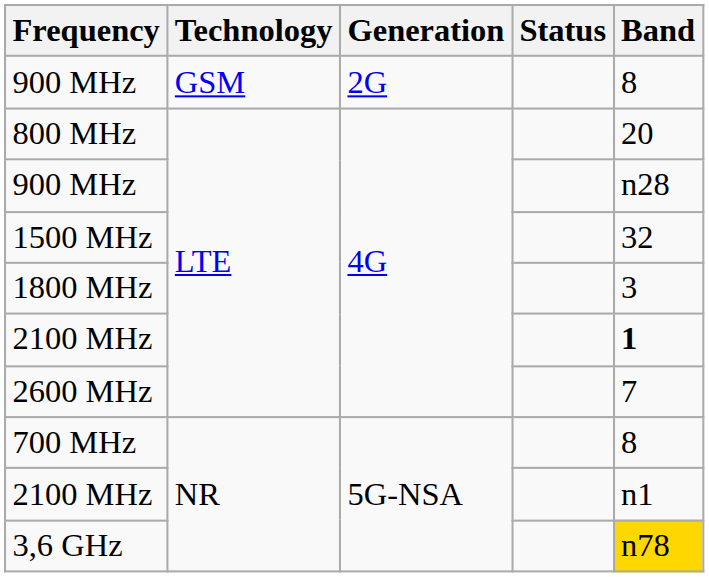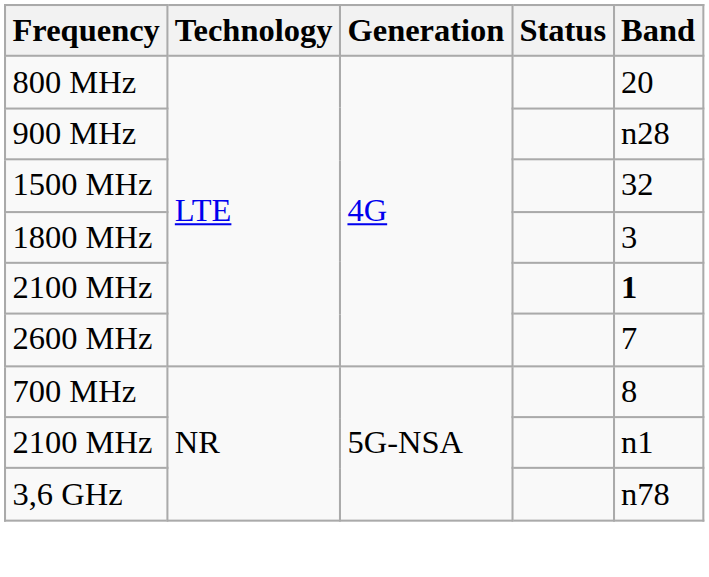- row: (74, 81)
(645, 545) gold background -> (645, 493) no background
